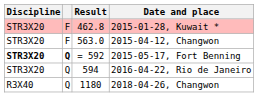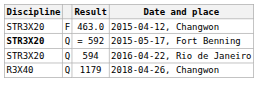- row: (165, 26)
(91, 41) 563.0 -> (91, 26) 463.0
(67, 56) bold -> (67, 41) normal
(91, 85) 1180 -> (91, 70) 1179
